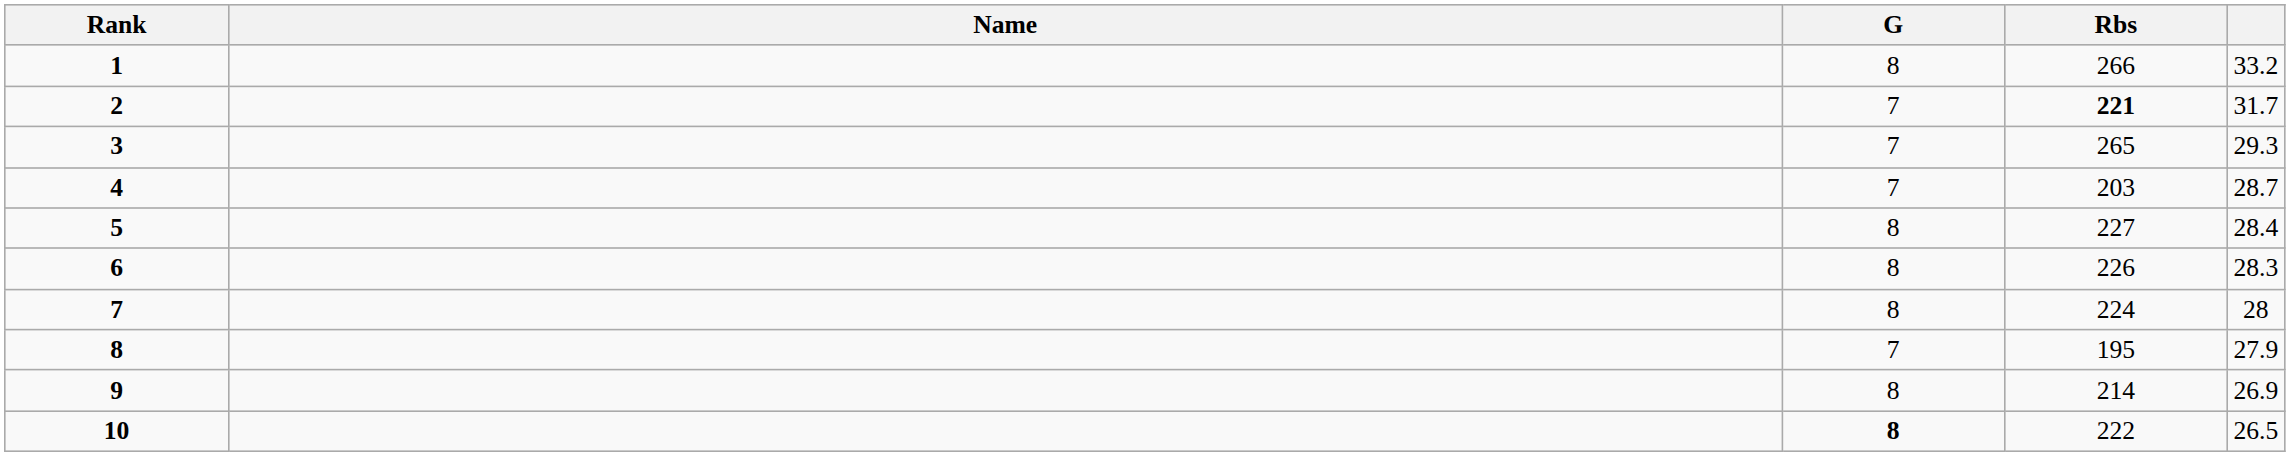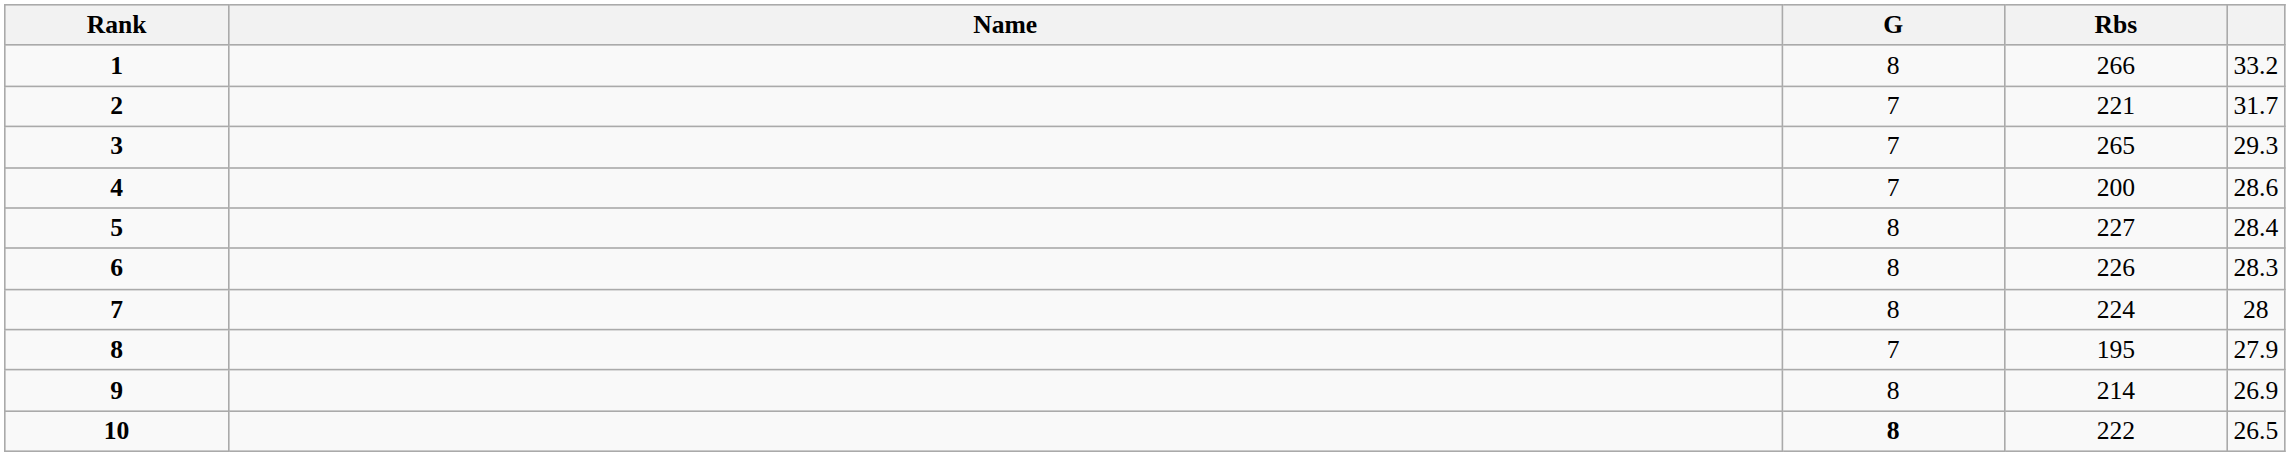(2116, 106) bold -> (2116, 106) normal
(2116, 187) 203 -> (2116, 187) 200
(2256, 187) 28.7 -> (2256, 187) 28.6
